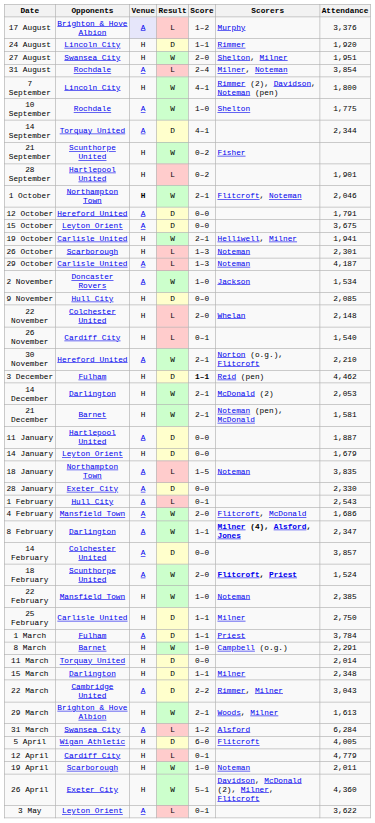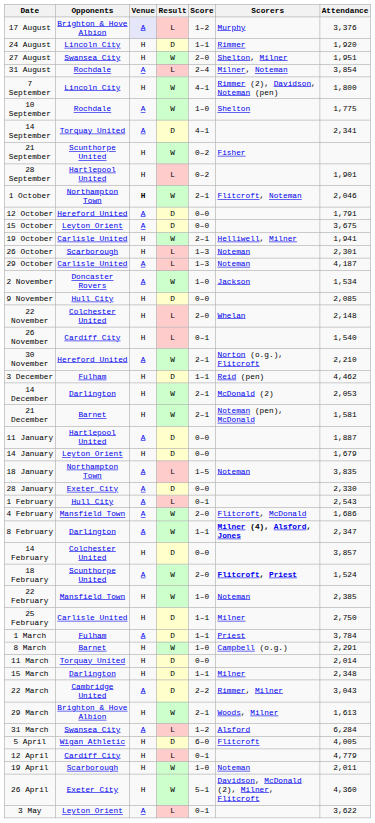(345, 131) 2,344 -> (345, 131) 2,341
(202, 377) bold -> (202, 377) normal
(143, 553) A -> (143, 553) H
